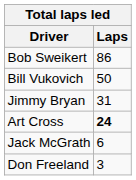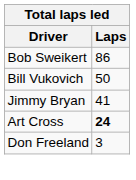(104, 100) 31 -> (103, 100) 41
- row: (49, 143)
